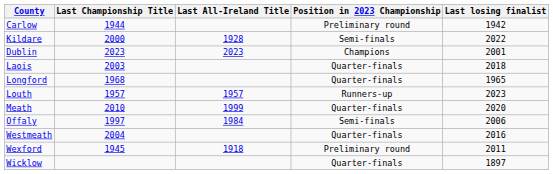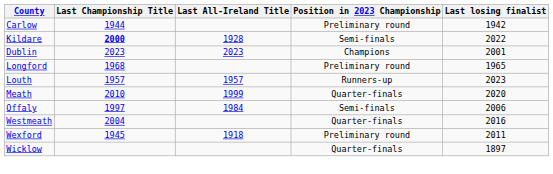(115, 39) normal -> (115, 39) bold
- row: (19, 66)
(367, 80) Quarter-finals -> (367, 66) Preliminary round
